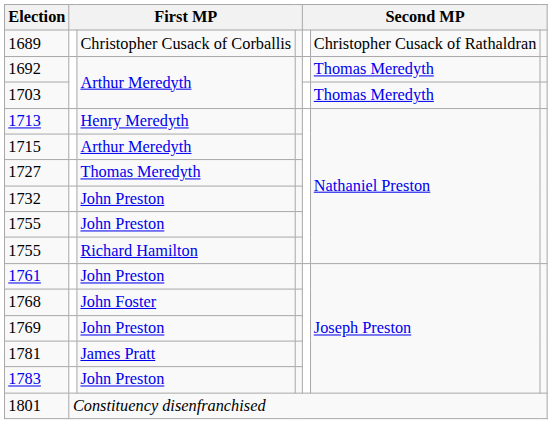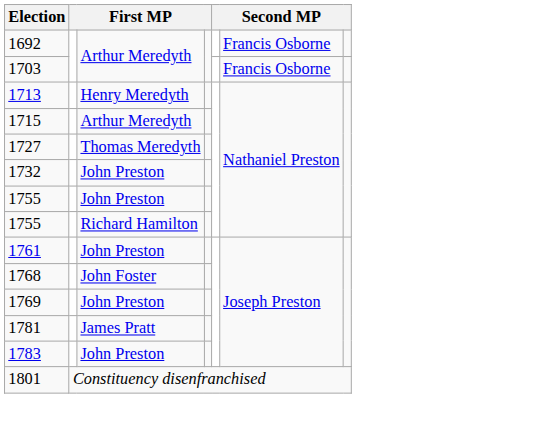- row: (25, 43)
(374, 69) Thomas Meredyth -> (277, 43) Francis Osborne
(374, 95) Thomas Meredyth -> (277, 69) Francis Osborne
